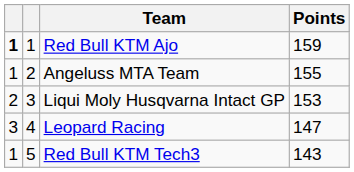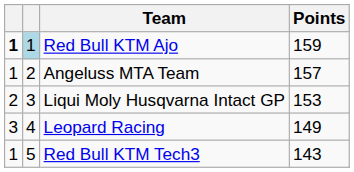(31, 46) no background -> (31, 46) lightblue background
(307, 73) 155 -> (307, 73) 157
(307, 127) 147 -> (307, 127) 149
